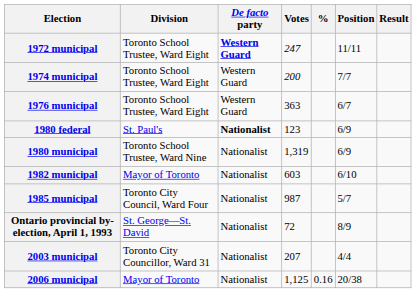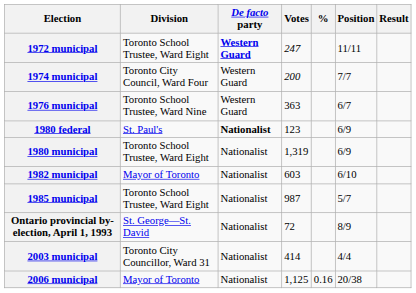(166, 77) Toronto School Trustee, Ward Eight -> (165, 77) Toronto City Council, Ward Four
(166, 106) Toronto School Trustee, Ward Eight -> (165, 106) Toronto School Trustee, Ward Nine
(165, 152) Toronto School Trustee, Ward Nine -> (166, 152) Toronto School Trustee, Ward Eight
(165, 198) Toronto City Council, Ward Four -> (166, 198) Toronto School Trustee, Ward Eight
(292, 256) 207 -> (292, 256) 414
